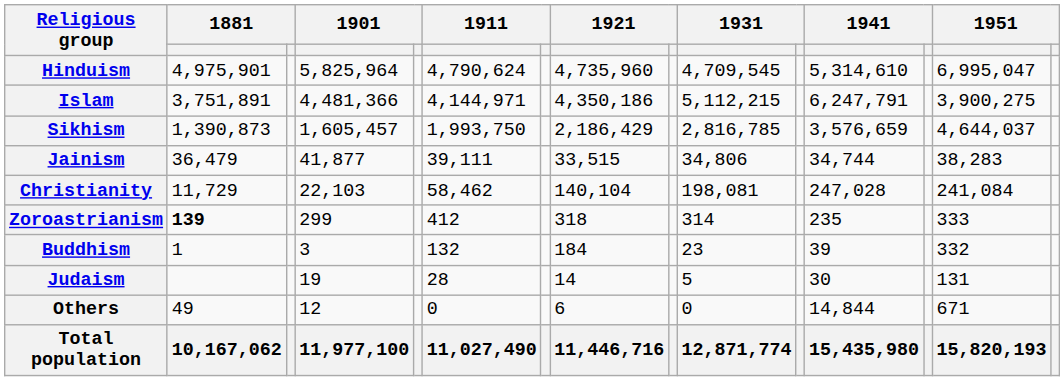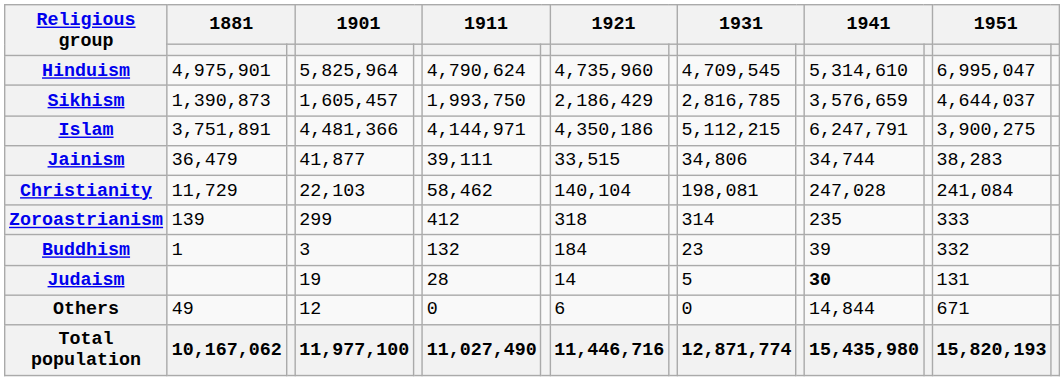rows swapped: (86, 101) <-> (86, 130)
(188, 220) bold -> (188, 220) normal
(820, 280) normal -> (820, 280) bold
